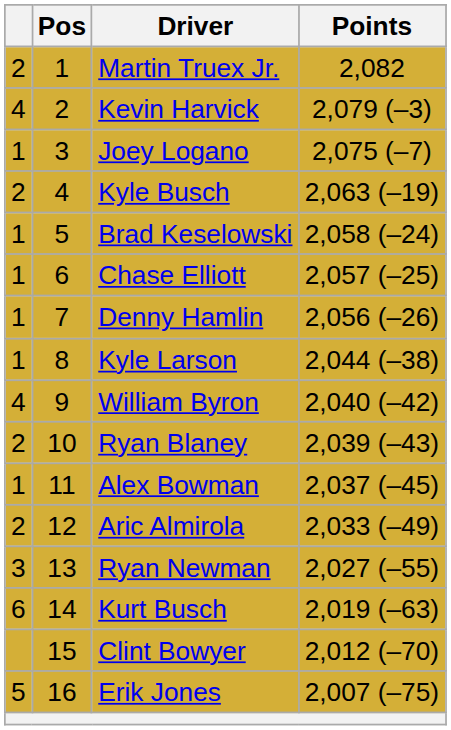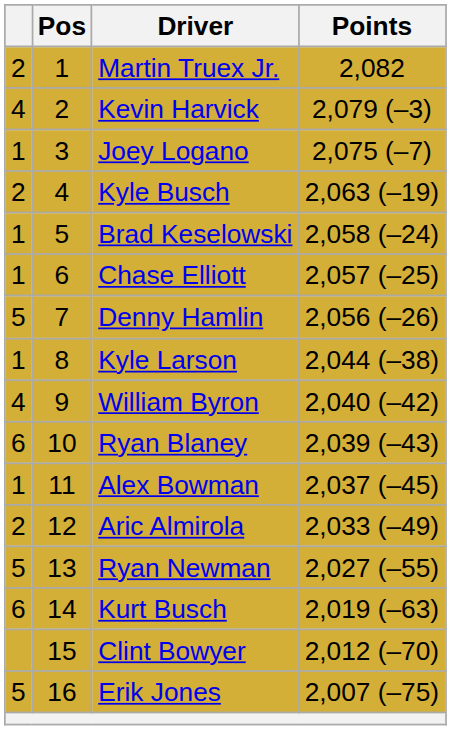(18, 317) 1 -> (18, 317) 5
(18, 442) 2 -> (18, 442) 6
(18, 567) 3 -> (18, 567) 5
